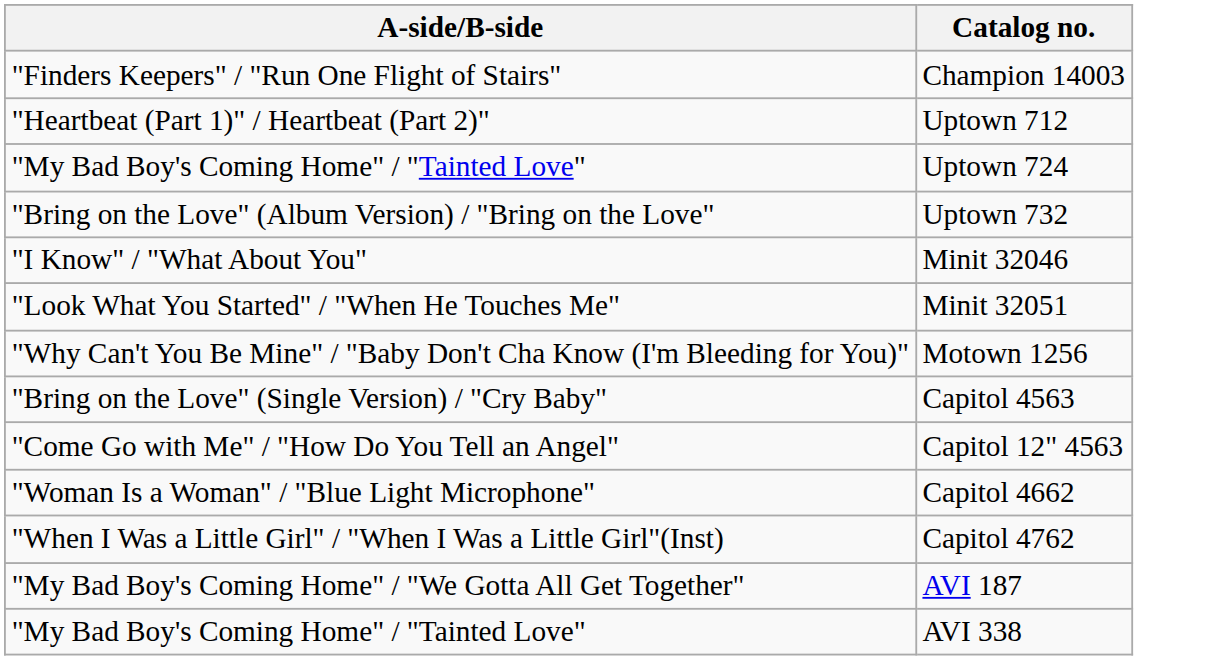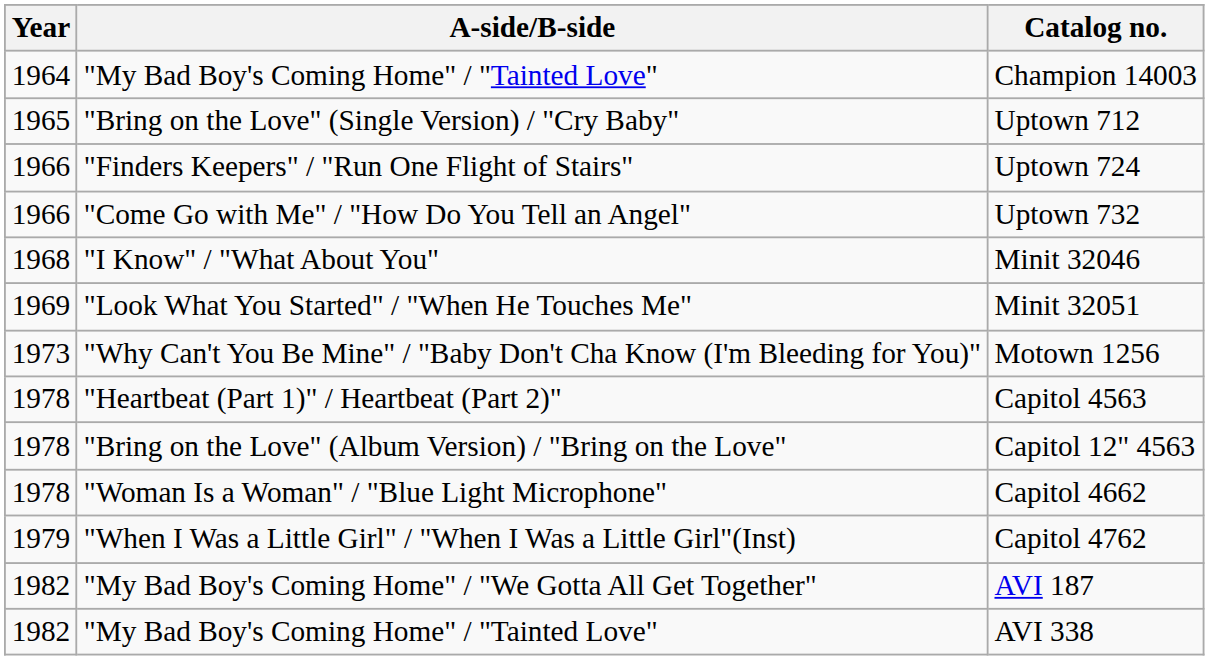+ column: (41, 27)
(286, 74) "Finders Keepers" / "Run One Flight of Stairs" -> (371, 74) "My Bad Boy's Coming Home" / "Tainted Love"
(251, 120) "Heartbeat (Part 1)" / Heartbeat (Part 2)" -> (381, 120) "Bring on the Love" (Single Version) / "Cry Baby"
(299, 167) "My Bad Boy's Coming Home" / "Tainted Love" -> (359, 167) "Finders Keepers" / "Run One Flight of Stairs"
(363, 213) "Bring on the Love" (Album Version) / "Bring on the Love" -> (387, 213) "Come Go with Me" / "How Do You Tell an Angel"
(309, 399) "Bring on the Love" (Single Version) / "Cry Baby" -> (323, 399) "Heartbeat (Part 1)" / Heartbeat (Part 2)"
(315, 445) "Come Go with Me" / "How Do You Tell an Angel" -> (435, 445) "Bring on the Love" (Album Version) / "Bring on the Love"
